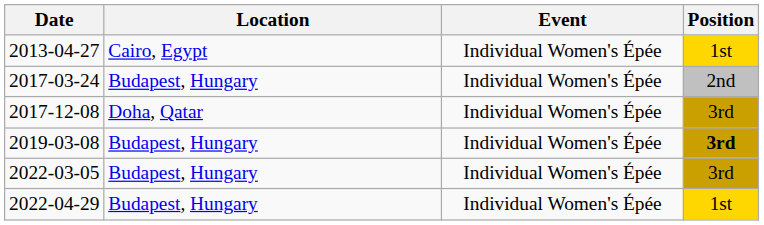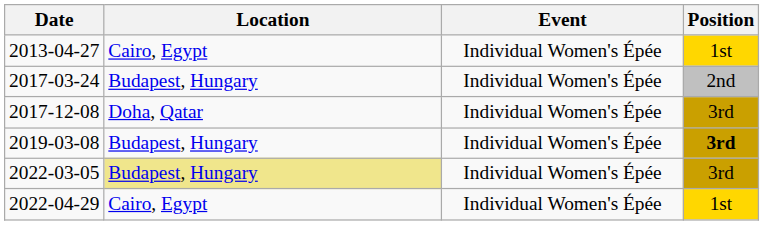(183, 173) no background -> (183, 173) khaki background
(183, 204) Budapest, Hungary -> (158, 204) Cairo, Egypt
